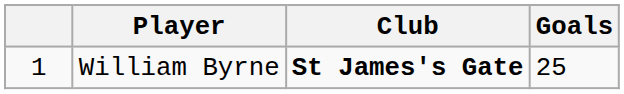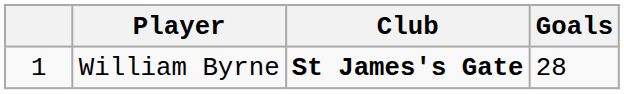(551, 68) 25 -> (551, 68) 28
